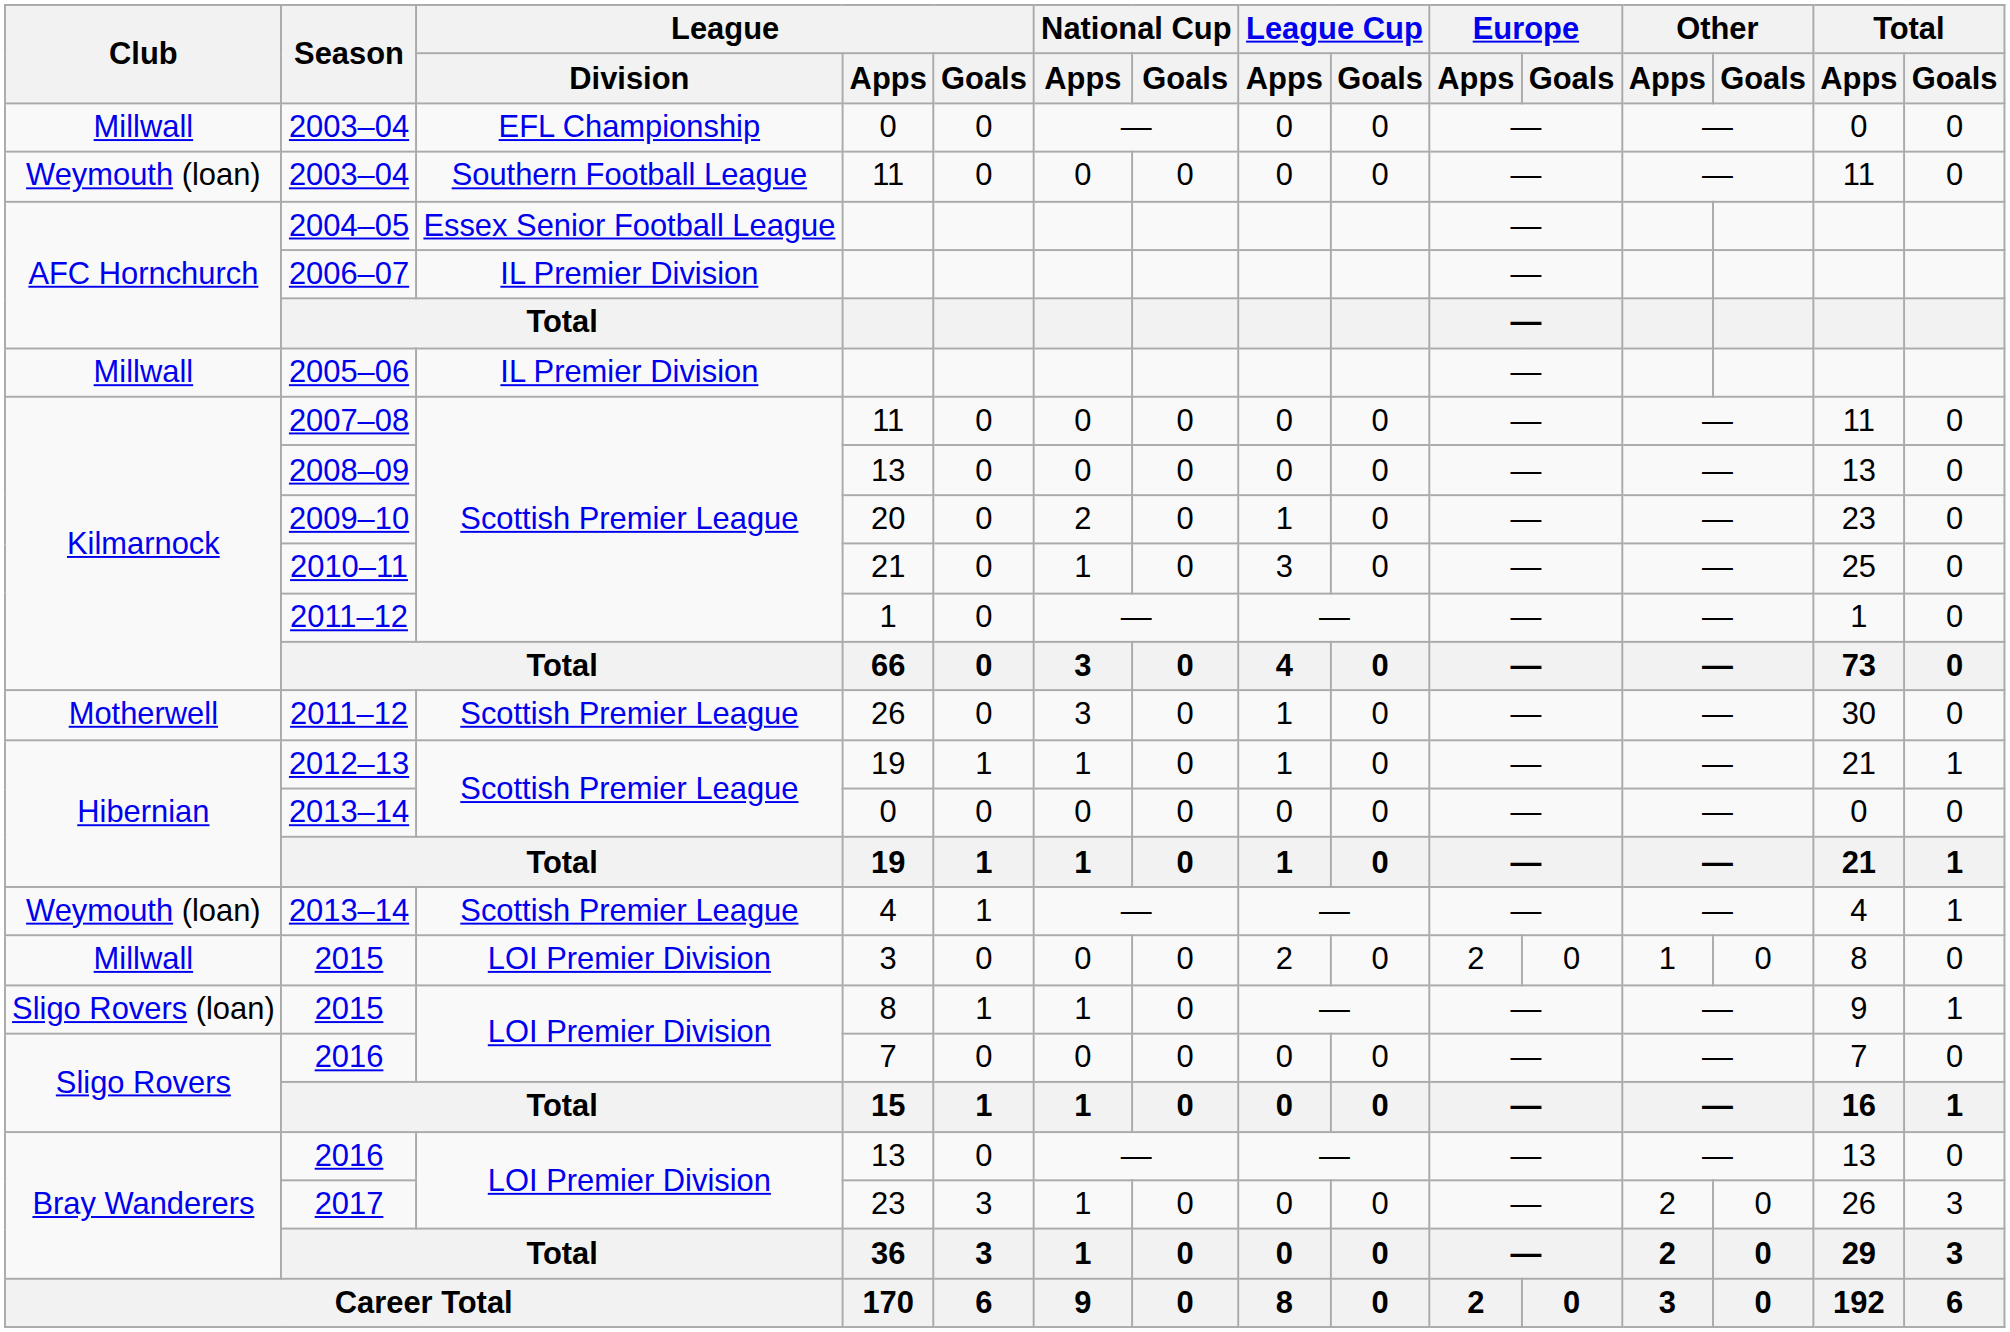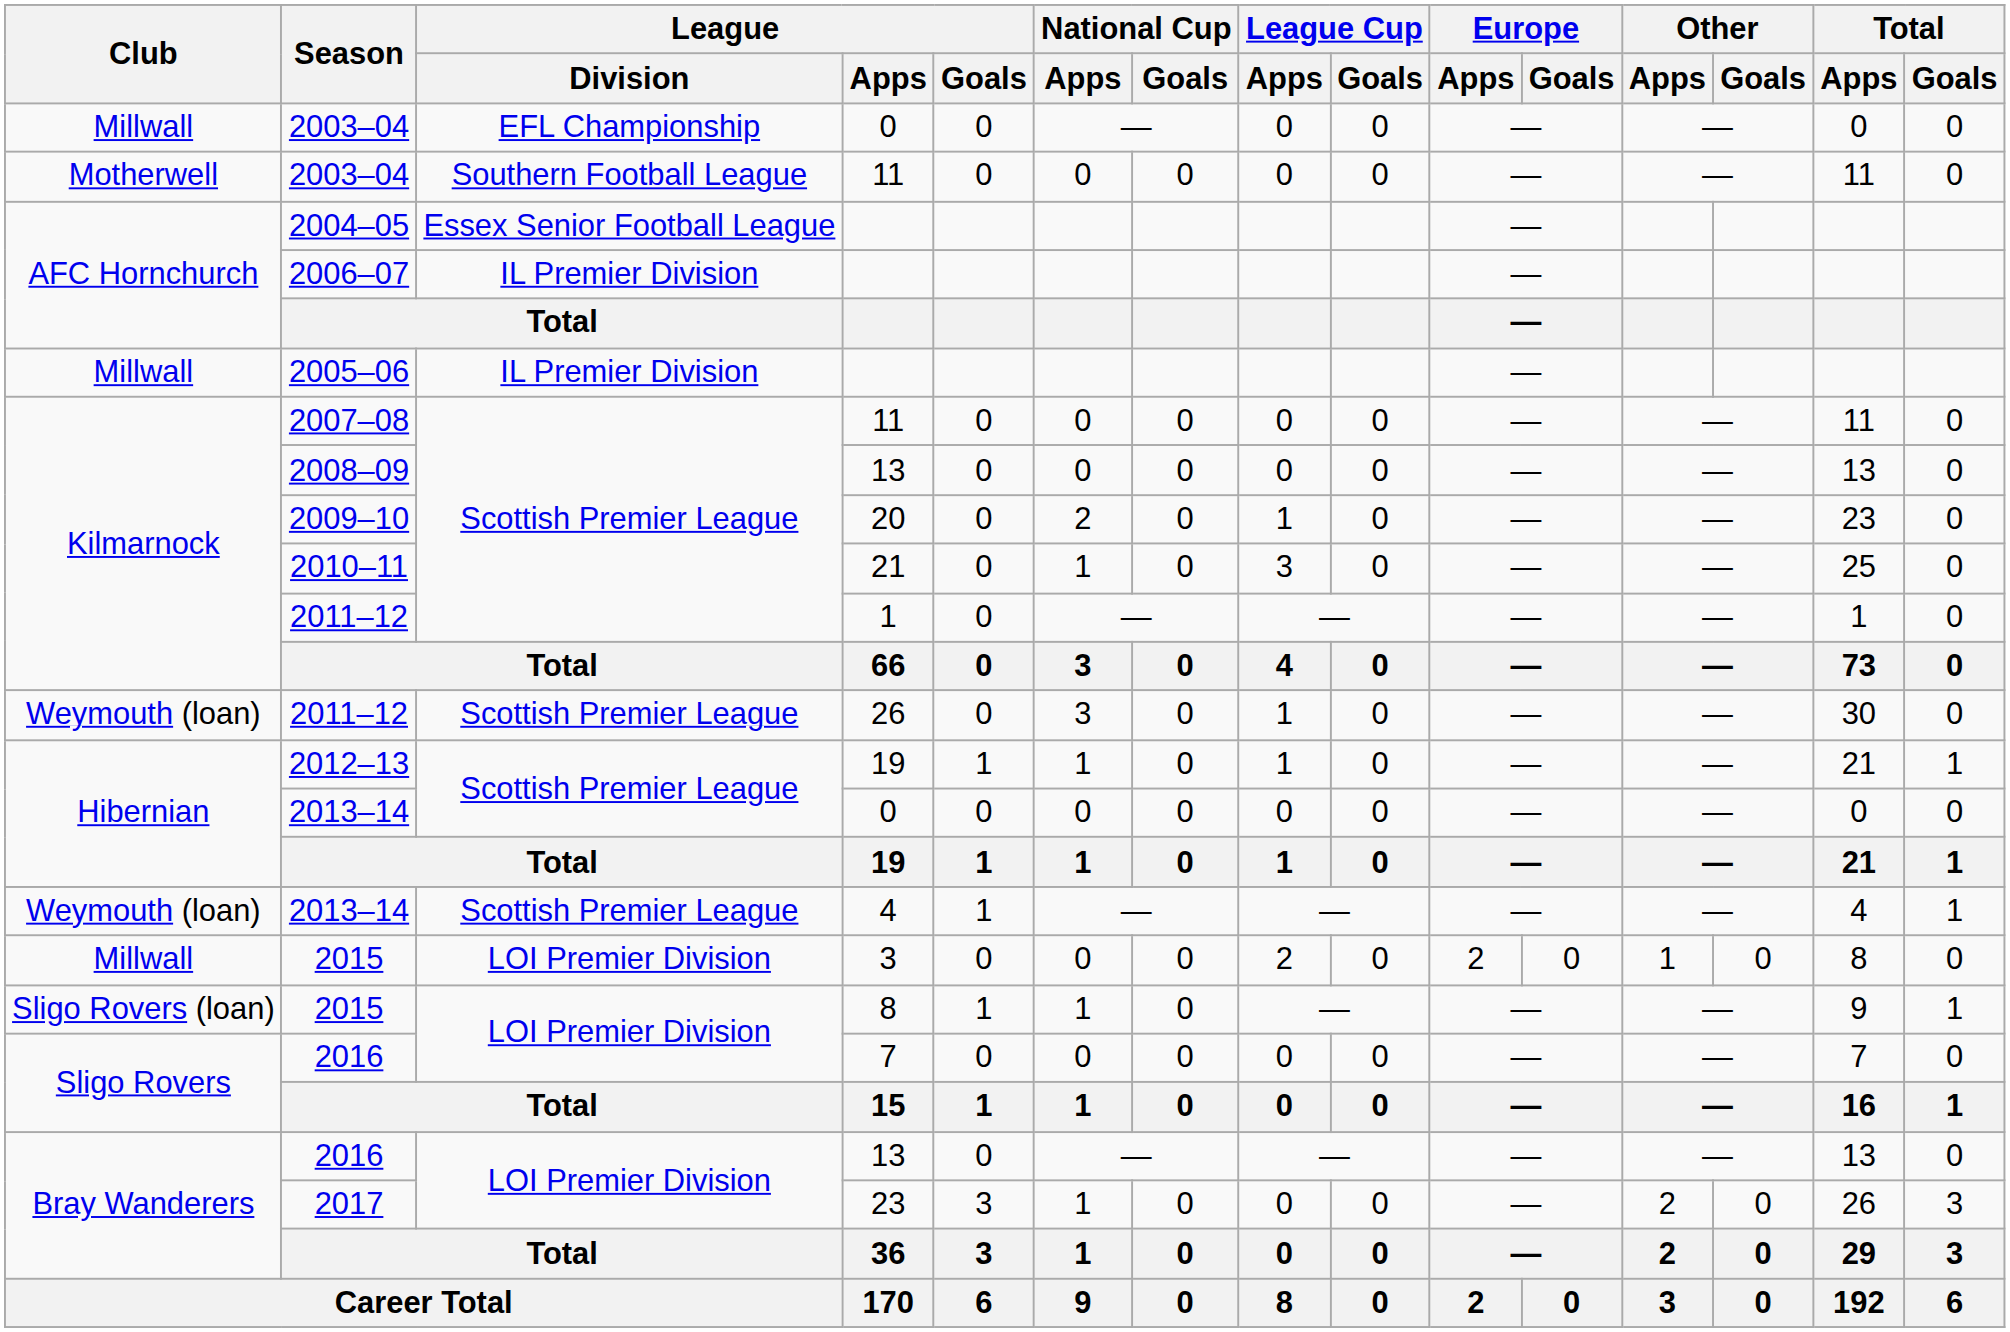(143, 175) Weymouth (loan) -> (143, 175) Motherwell
(143, 714) Motherwell -> (143, 714) Weymouth (loan)
